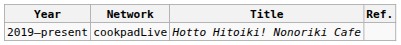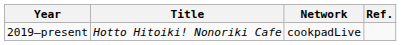columns swapped: (267, 14) <-> (130, 14)
